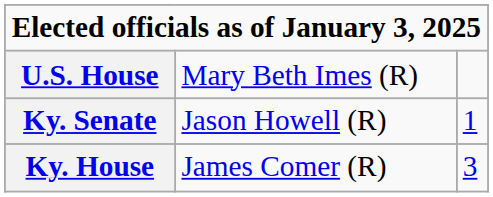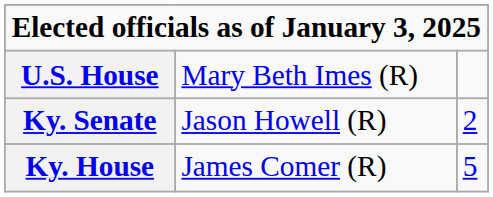(470, 120) 1 -> (470, 120) 2
(470, 167) 3 -> (470, 167) 5
